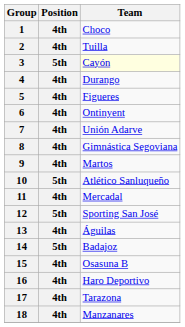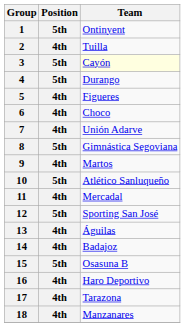(60, 29) 4th -> (60, 29) 5th
(96, 29) Choco -> (104, 29) Ontinyent
(60, 79) 4th -> (60, 79) 5th
(104, 113) Ontinyent -> (96, 113) Choco
(60, 146) 4th -> (60, 146) 5th
(60, 247) 5th -> (60, 247) 4th
(60, 264) 4th -> (60, 264) 5th
